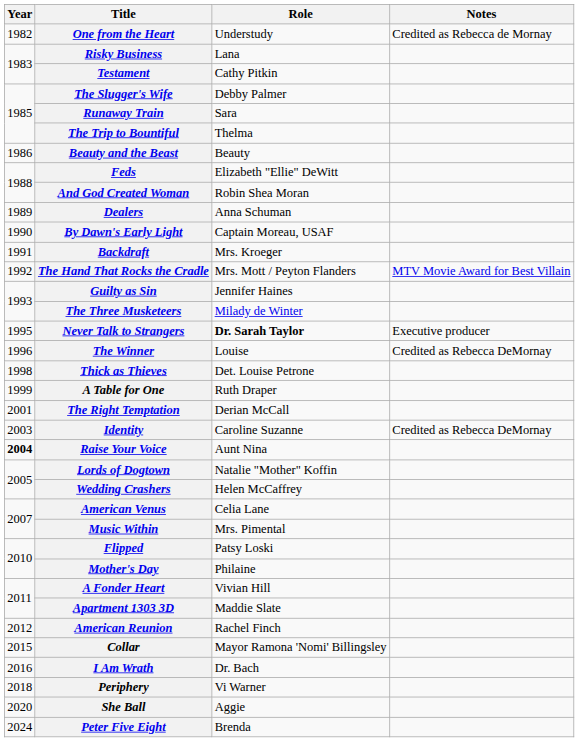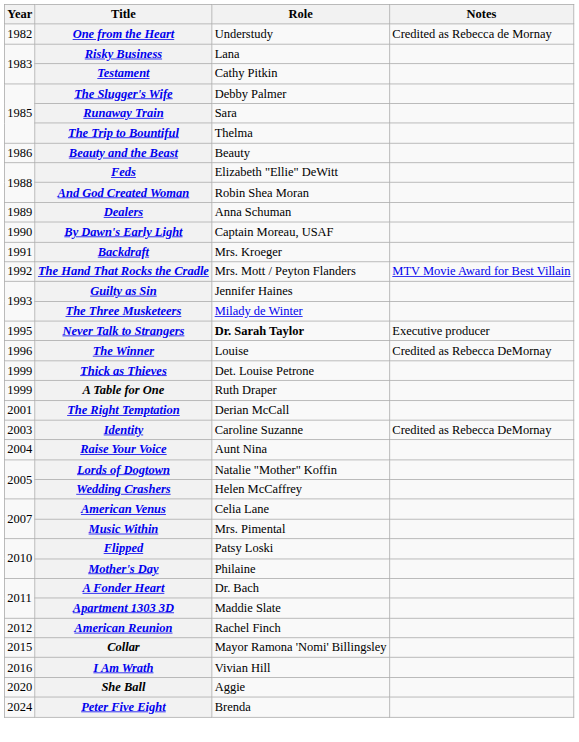(20, 370) 1998 -> (20, 370) 1999
(20, 449) bold -> (20, 449) normal
(243, 588) Vivian Hill -> (237, 588) Dr. Bach
(237, 667) Dr. Bach -> (243, 667) Vivian Hill
- row: (123, 687)
